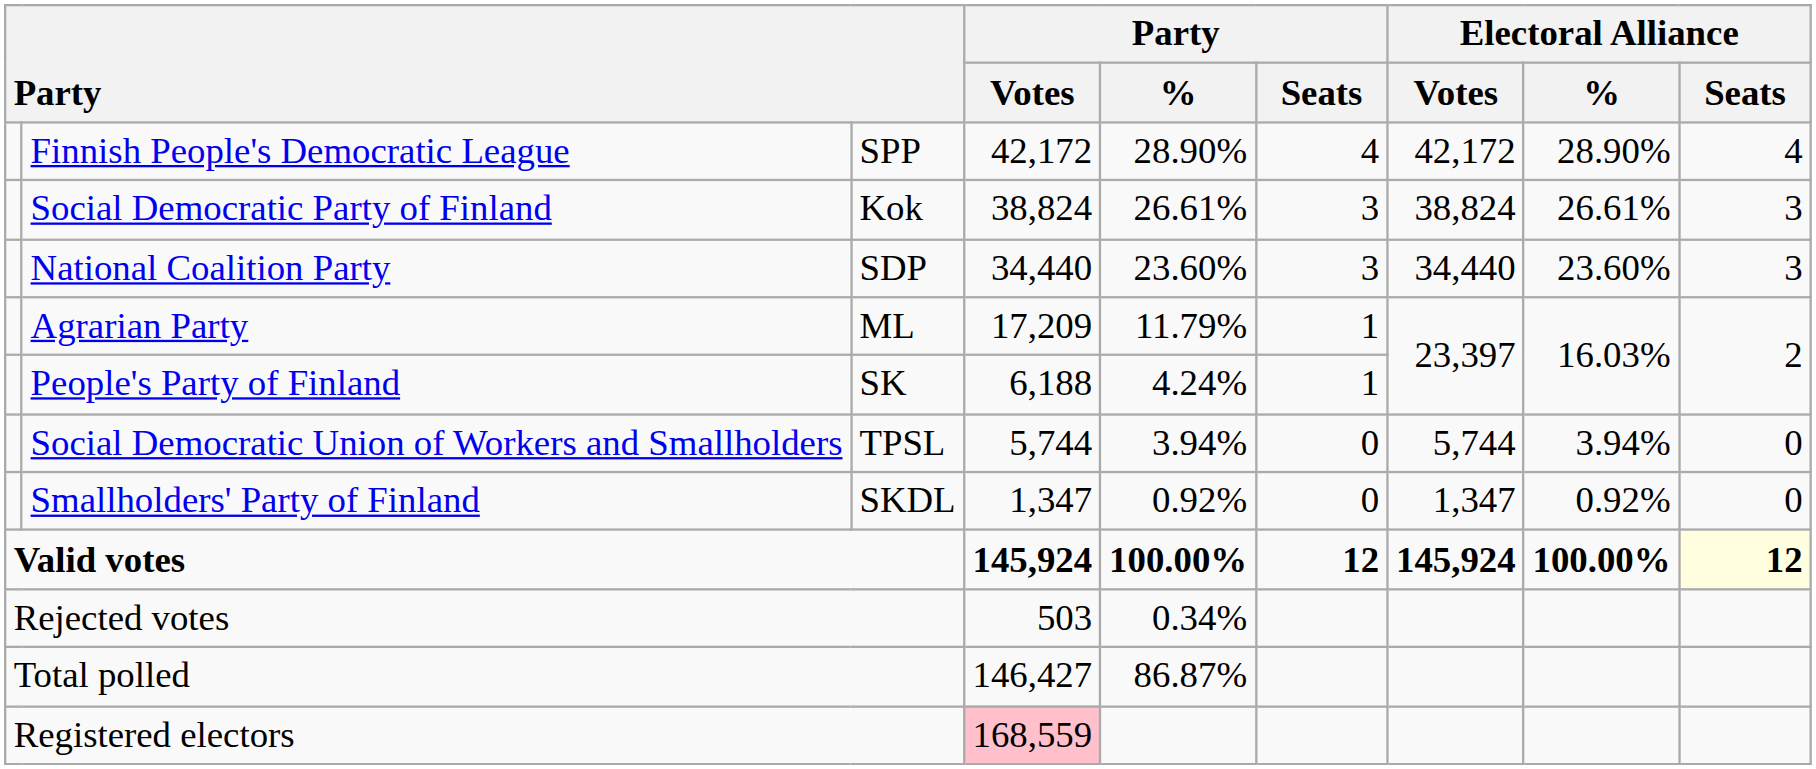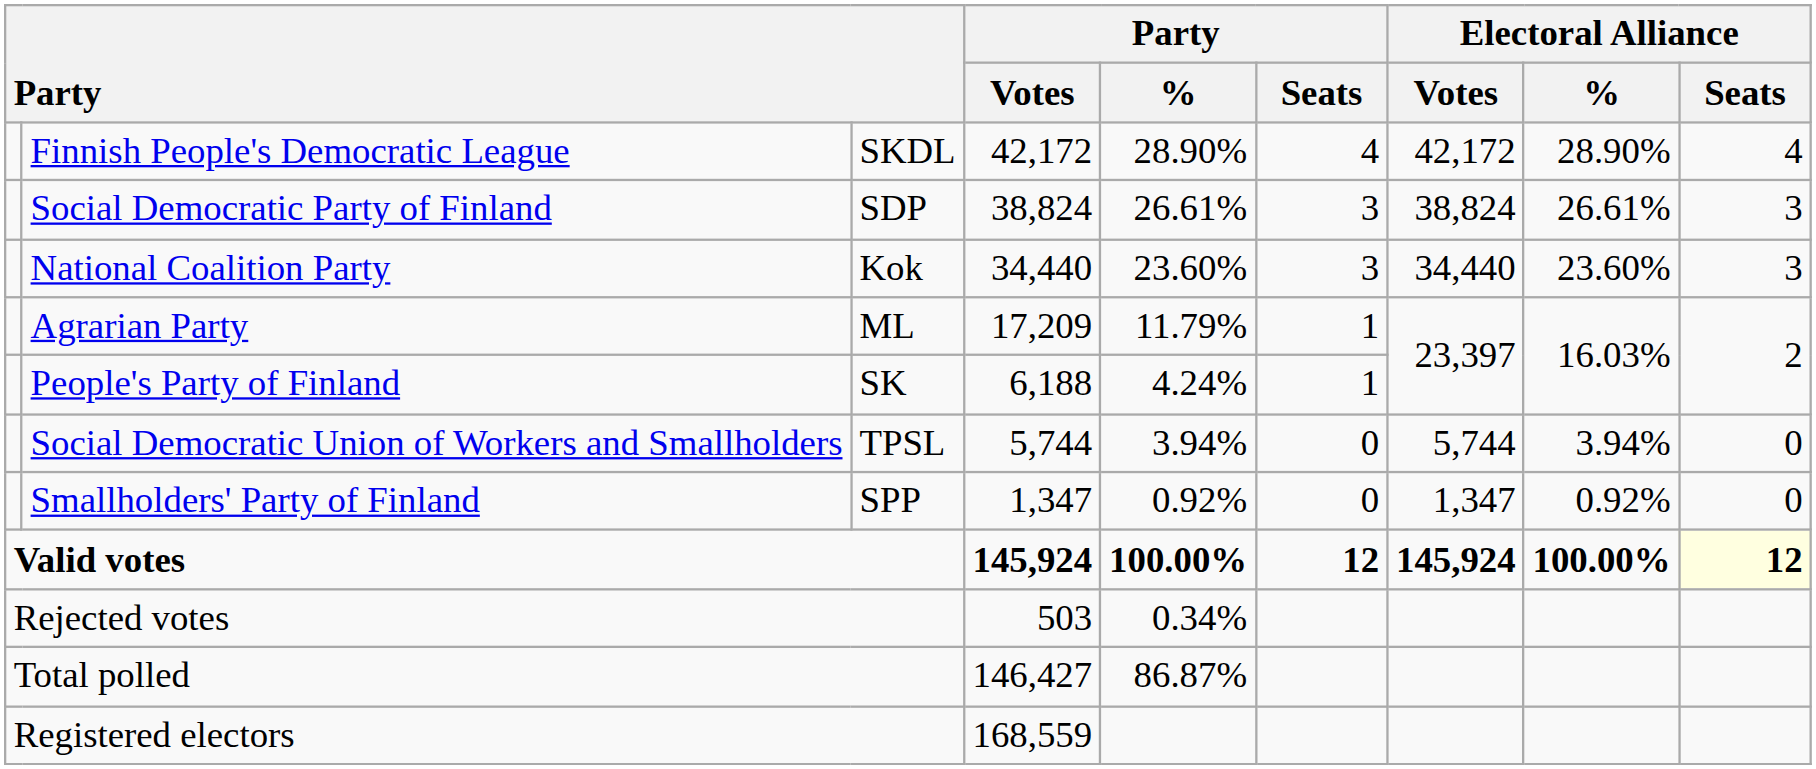(890, 150) SPP -> (908, 150) SKDL
(891, 208) Kok -> (893, 208) SDP
(893, 267) SDP -> (891, 267) Kok
(908, 500) SKDL -> (890, 500) SPP
(1032, 734) pink background -> (1032, 734) no background
